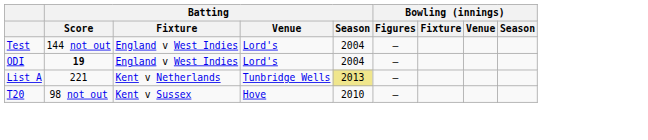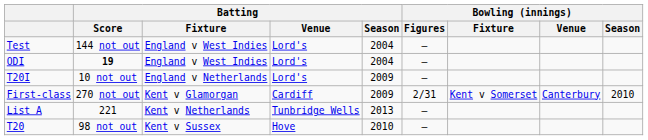+ row: (18, 78)
+ row: (39, 94)
(353, 78) khaki background -> (382, 110) no background
